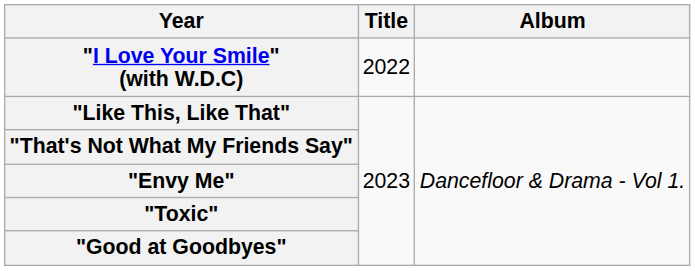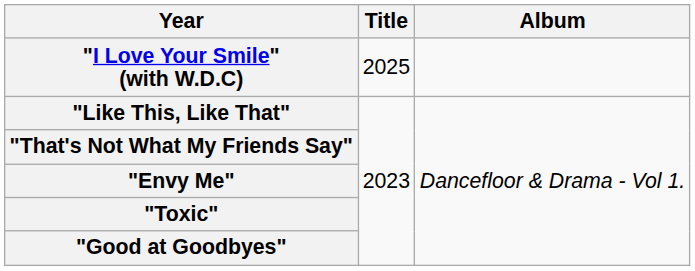(386, 67) 2022 -> (386, 67) 2025
